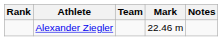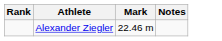- column: (130, 12)
